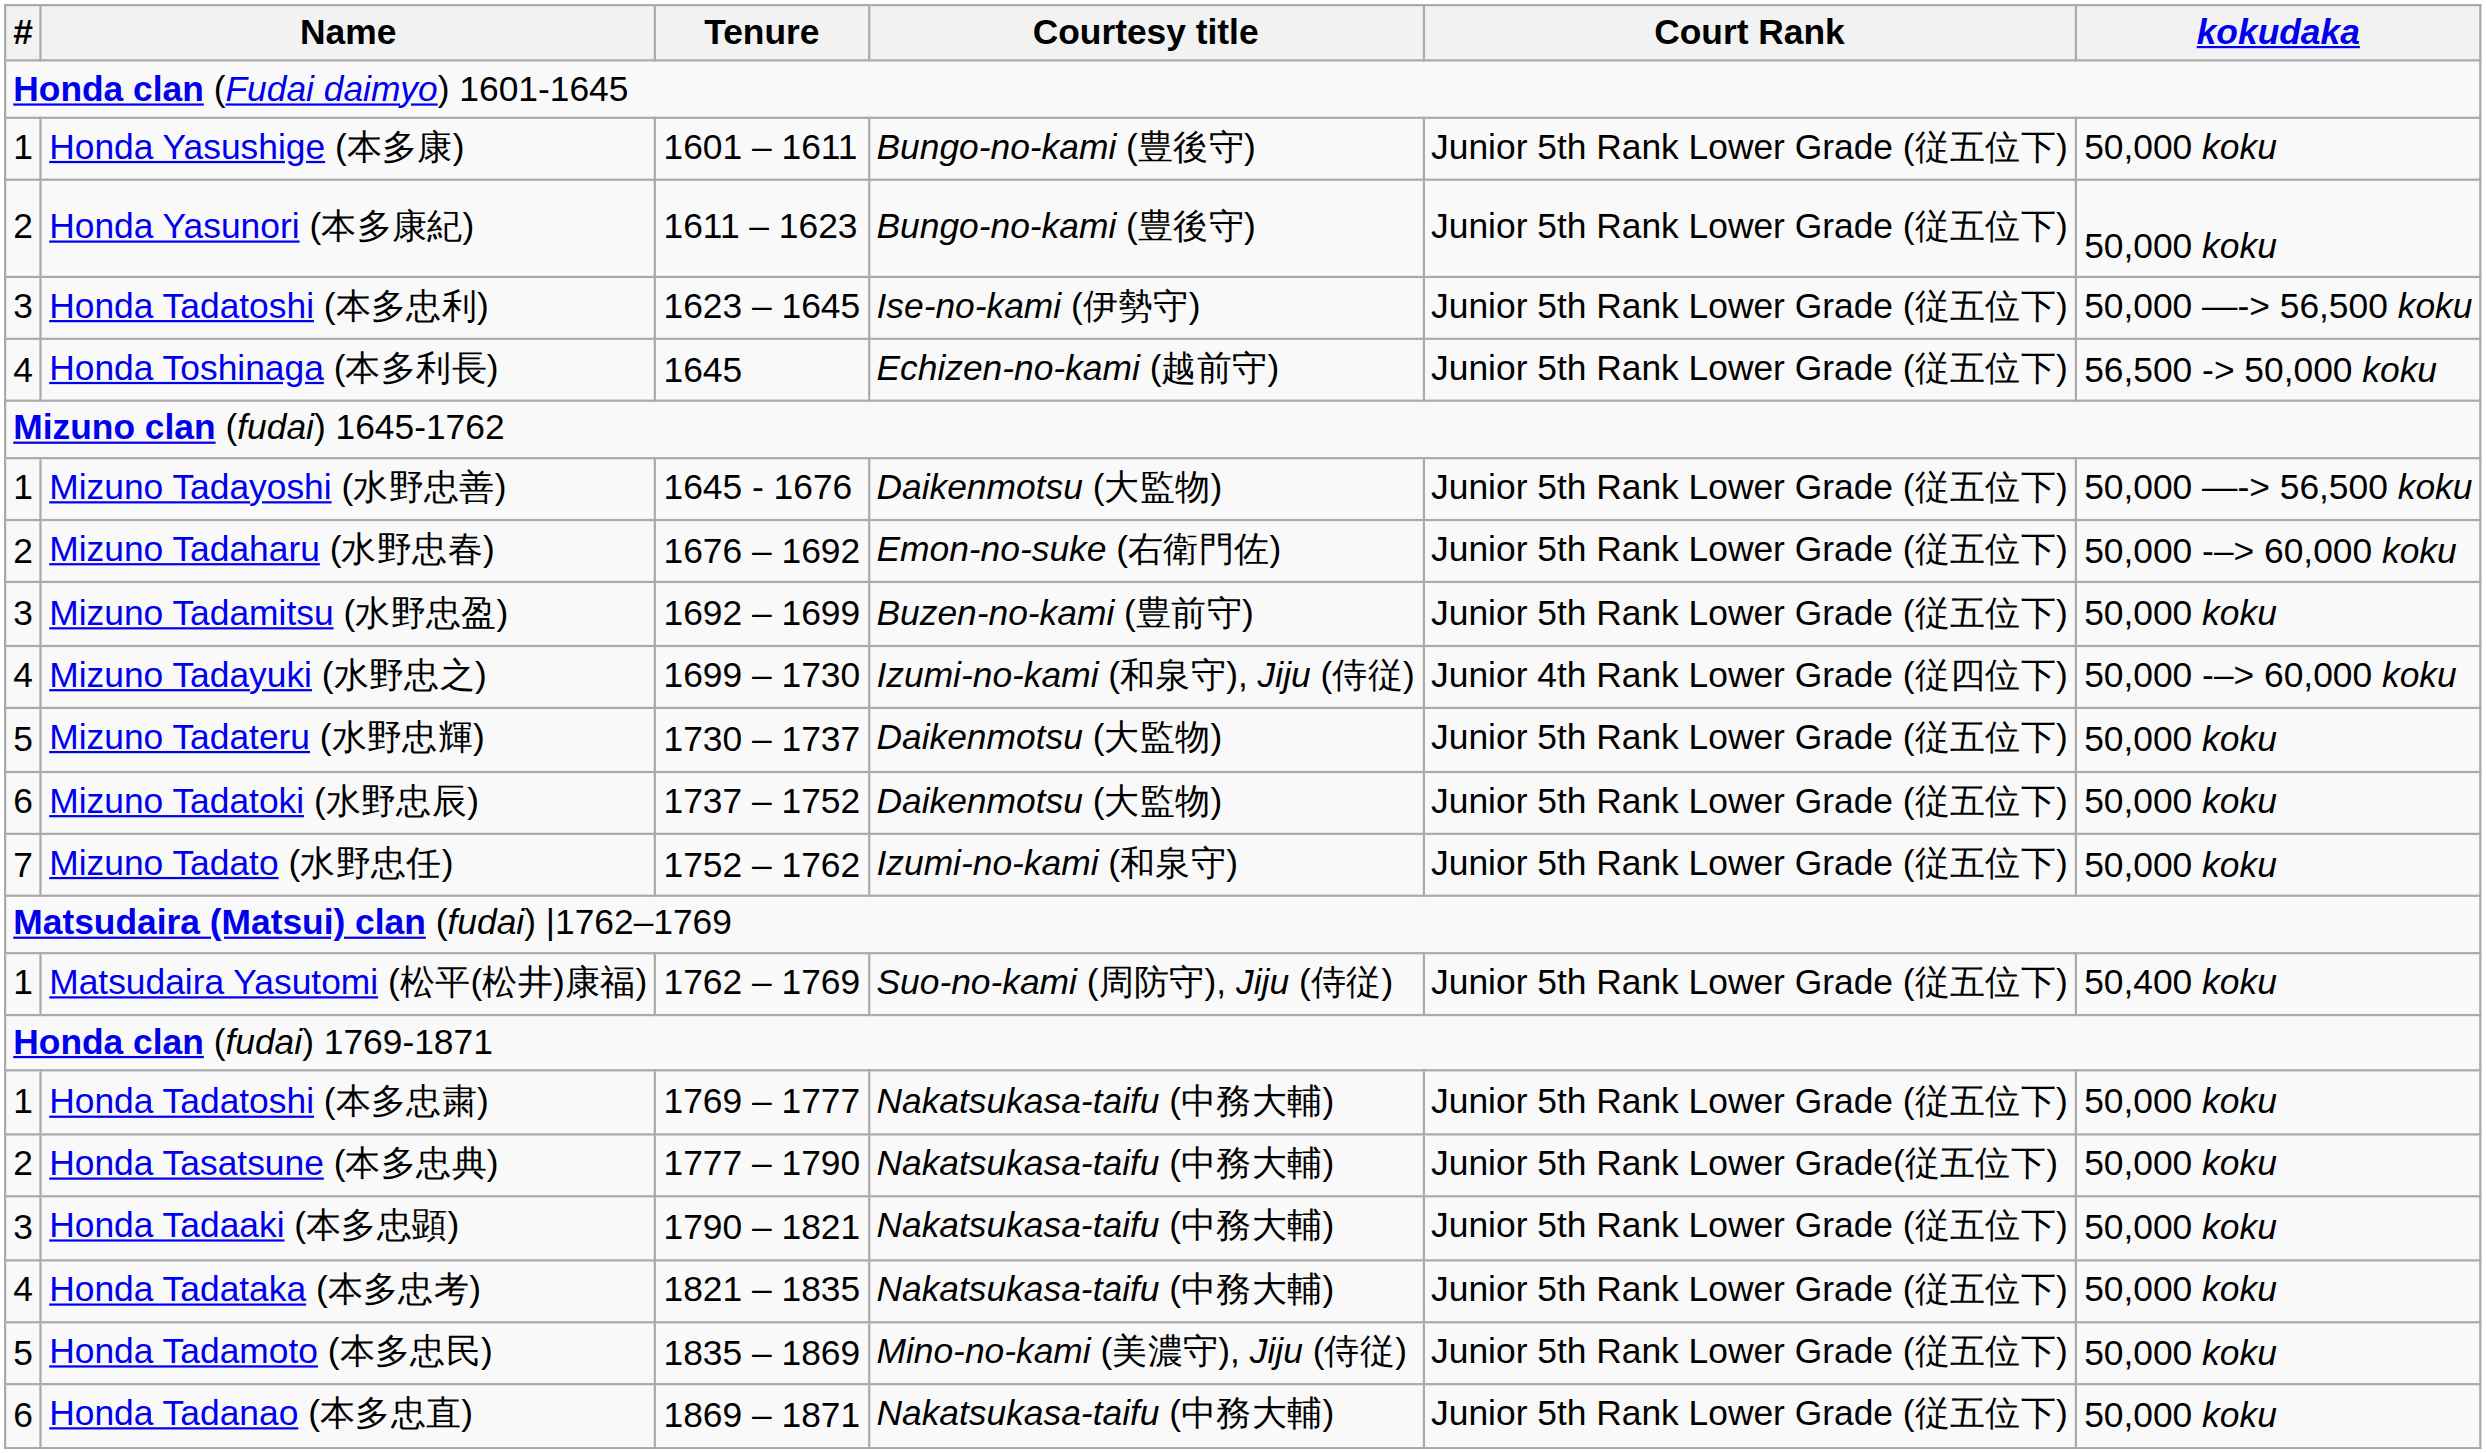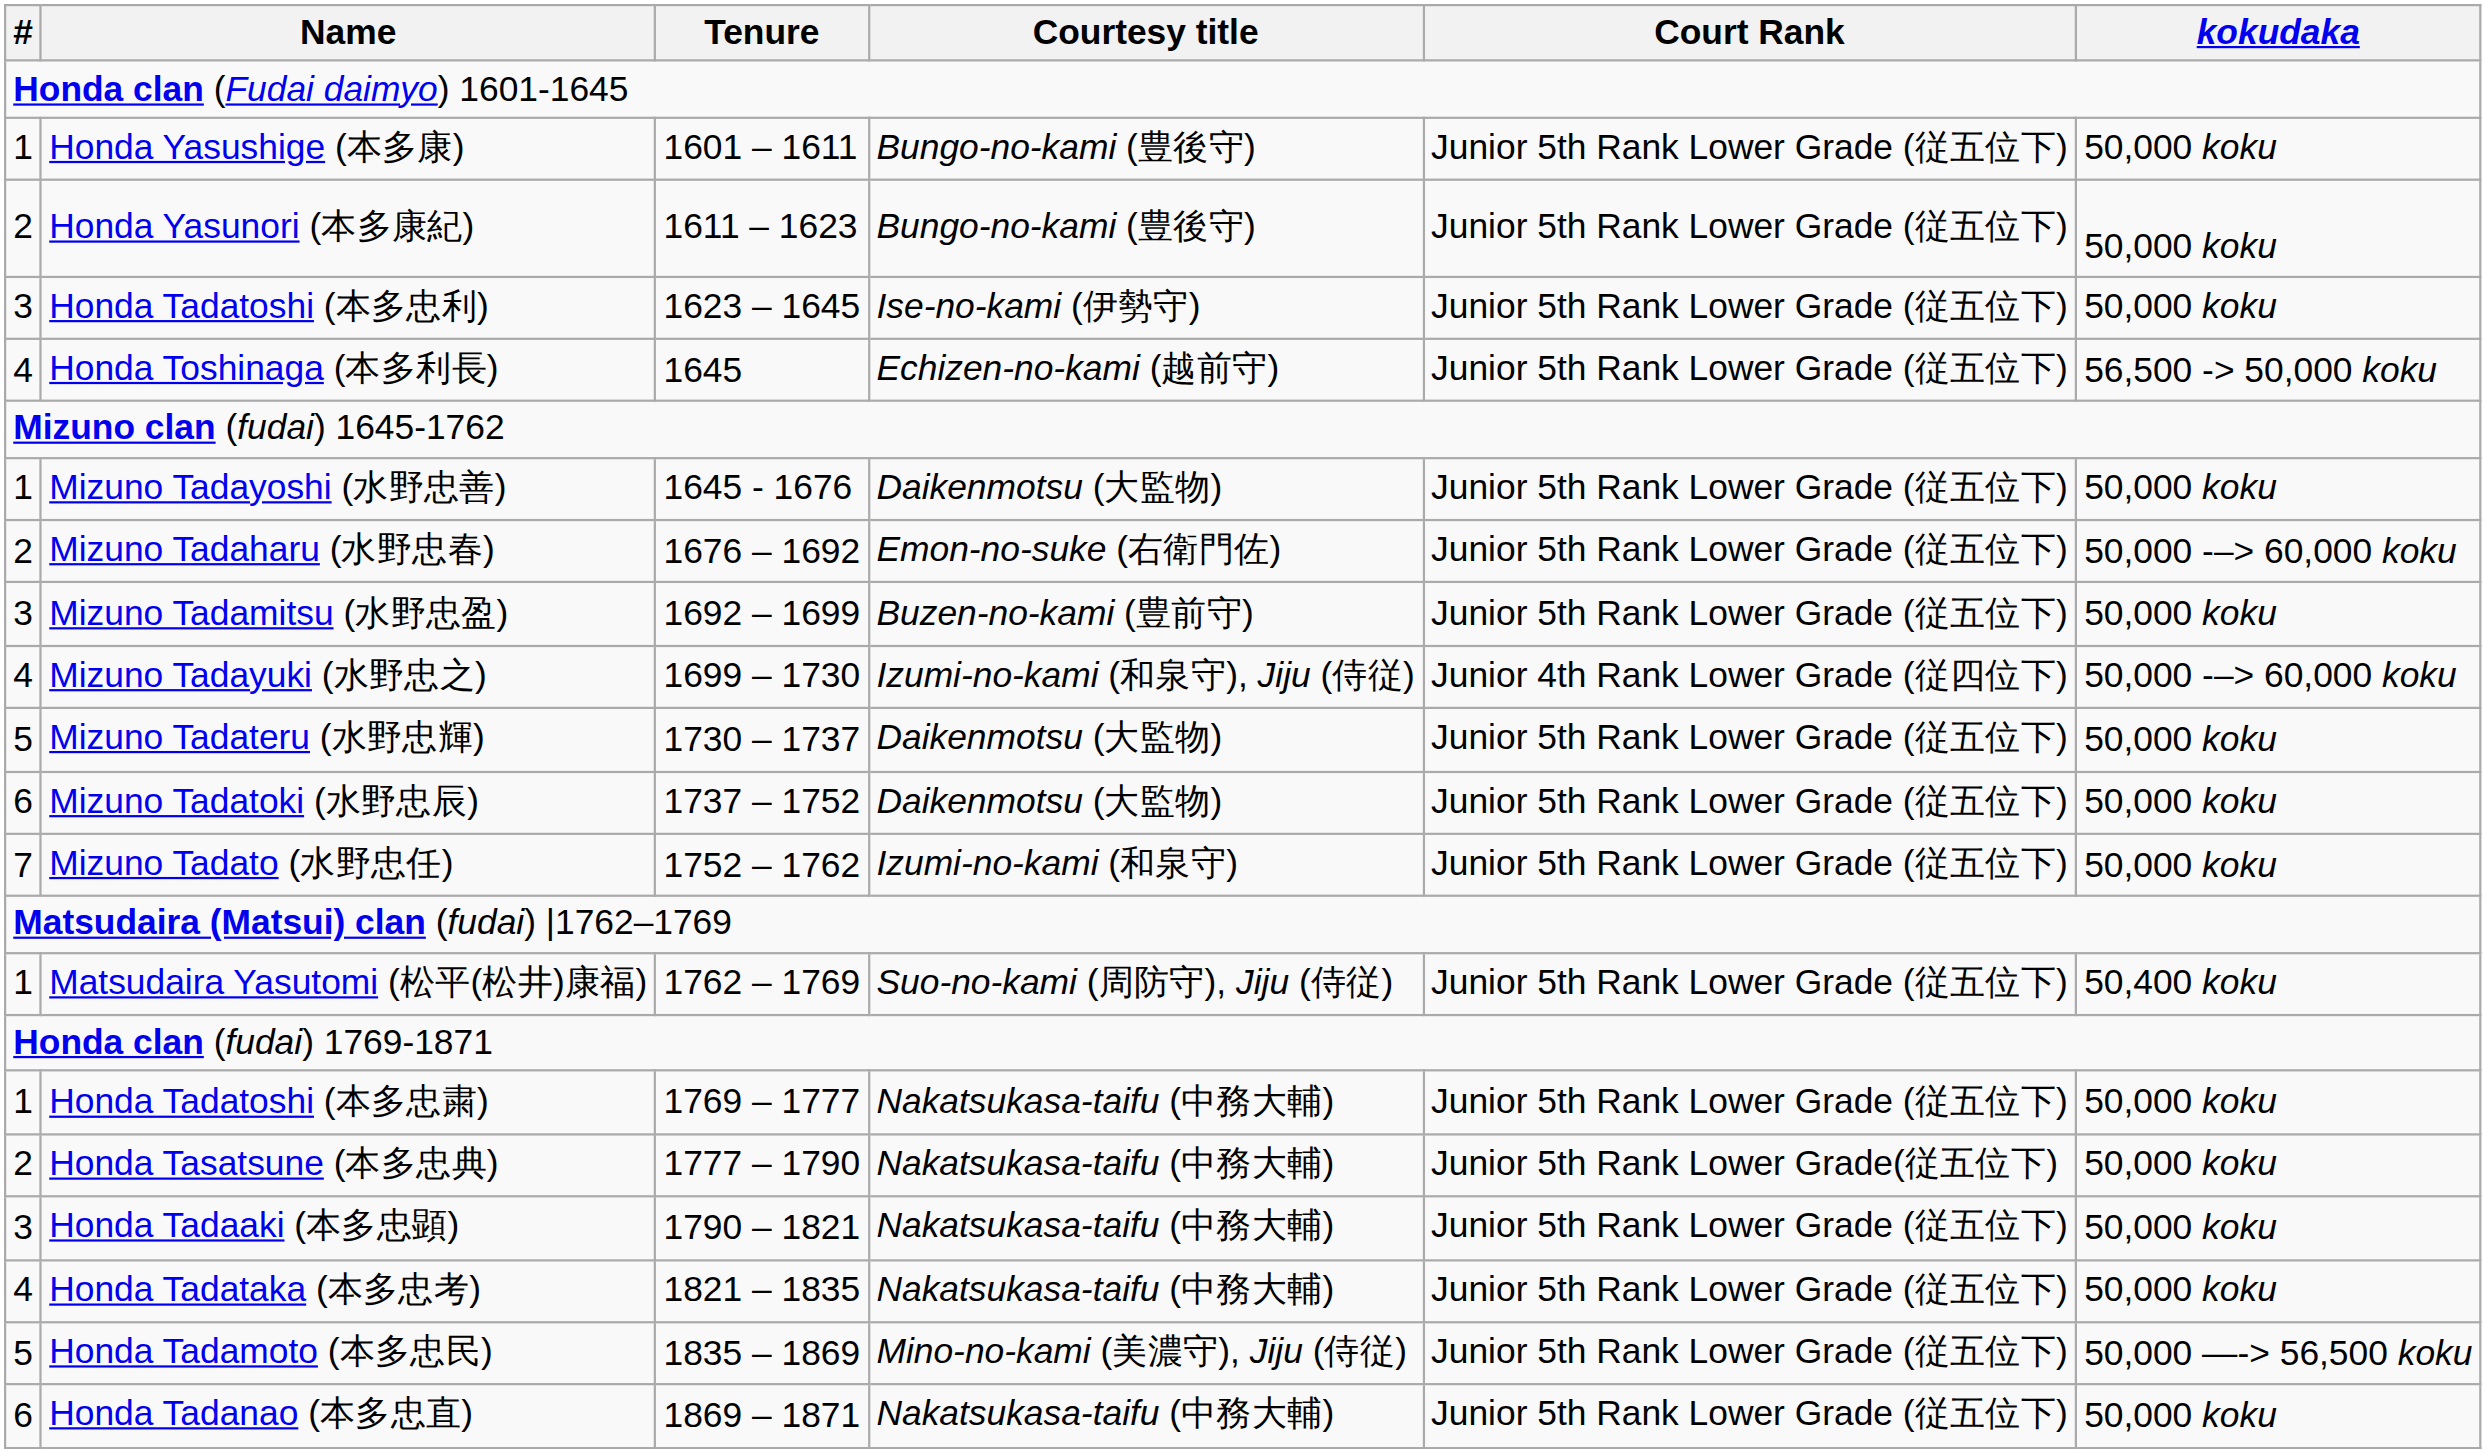(2278, 306) 50,000 —-> 56,500 koku -> (2180, 306) 50,000 koku
(2278, 488) 50,000 —-> 56,500 koku -> (2180, 488) 50,000 koku
(2180, 1352) 50,000 koku -> (2278, 1352) 50,000 —-> 56,500 koku
